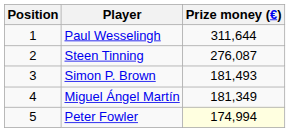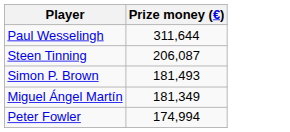- column: (33, 14)
(234, 55) 276,087 -> (177, 55) 206,087
(234, 117) lightyellow background -> (177, 117) no background
